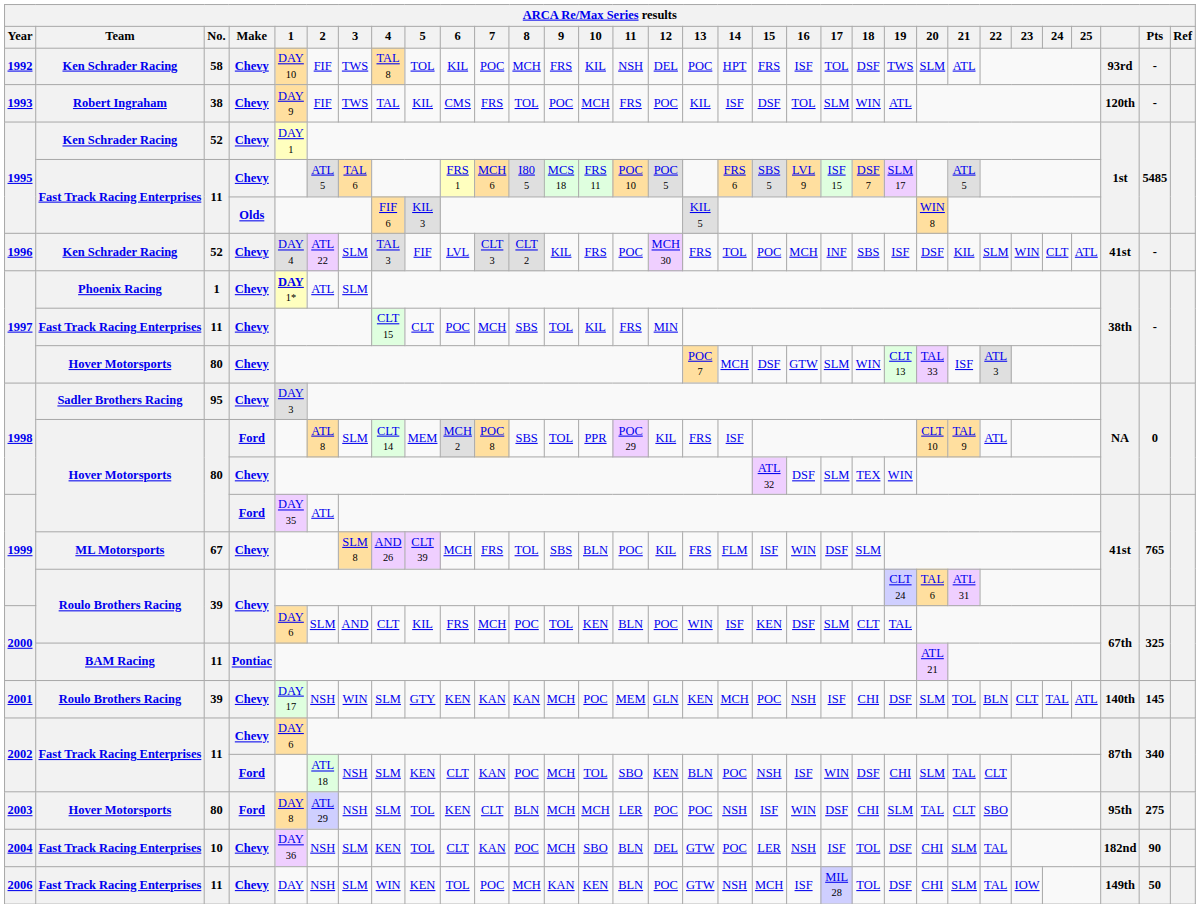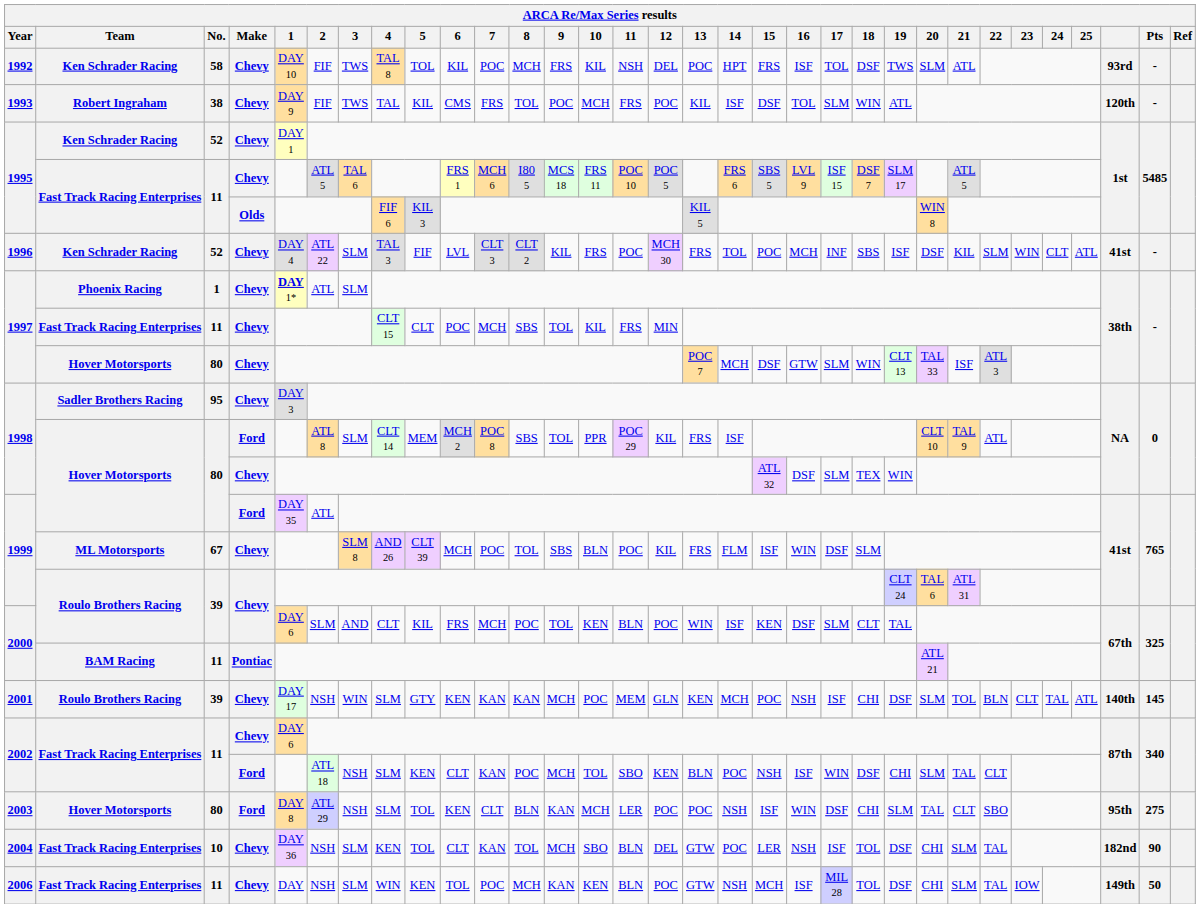(492, 550) FRS -> (492, 550) POC
(561, 810) MCH -> (561, 810) KAN
(527, 847) POC -> (527, 847) TOL
